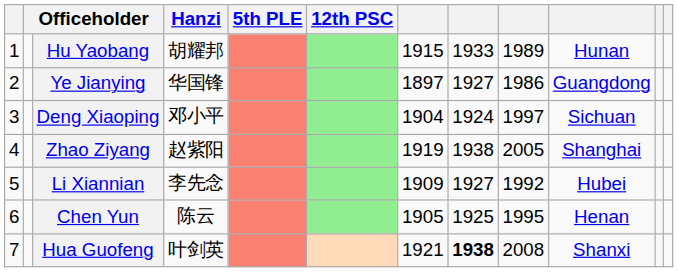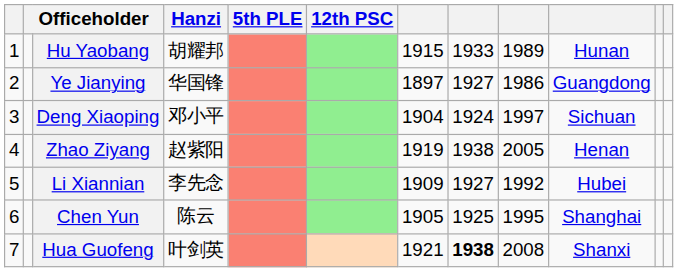(602, 150) Shanghai -> (602, 150) Henan
(602, 216) Henan -> (602, 216) Shanghai
